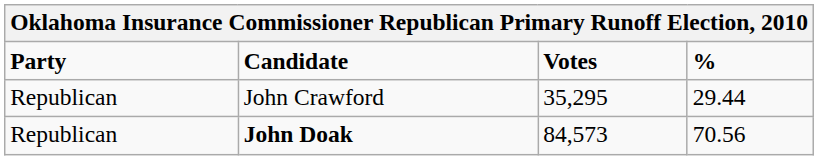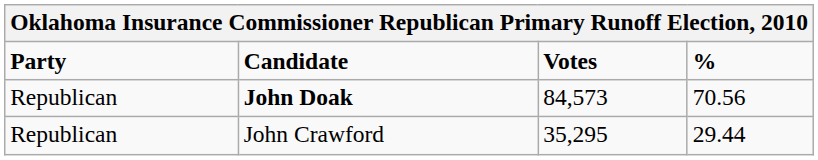rows swapped: (298, 135) <-> (314, 97)
